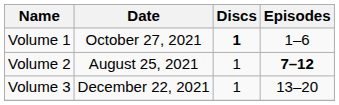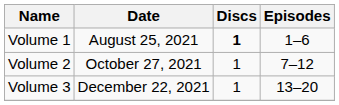(144, 40) October 27, 2021 -> (144, 40) August 25, 2021
(144, 64) August 25, 2021 -> (144, 64) October 27, 2021
(297, 64) bold -> (297, 64) normal
